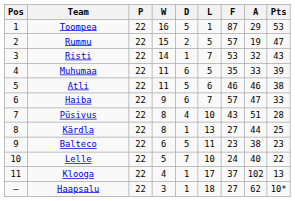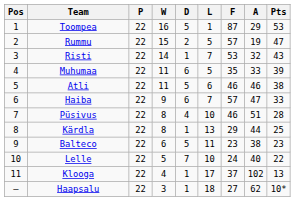(233, 115) 43 -> (233, 115) 46
(233, 129) 27 -> (233, 129) 29
